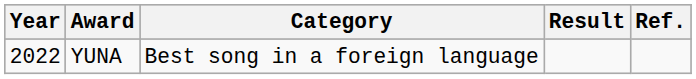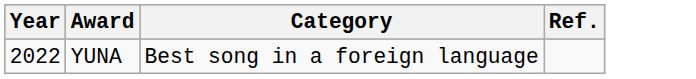- column: (587, 22)
